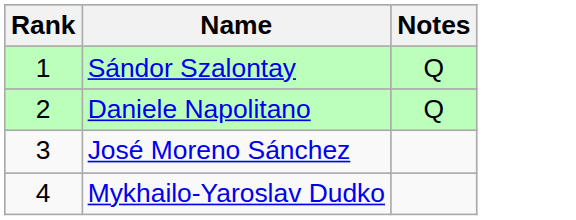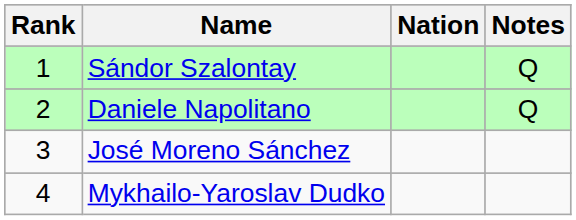+ column: (438, 25)
